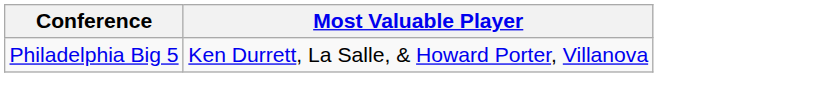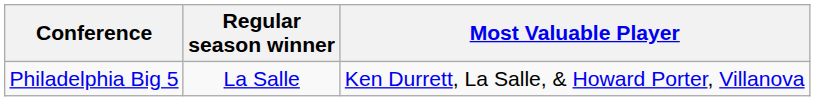+ column: (262, 33)
